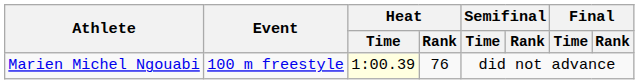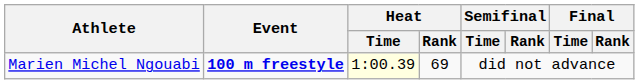(276, 65) normal -> (276, 65) bold
(440, 65) 76 -> (440, 65) 69
